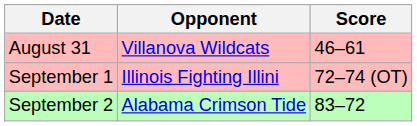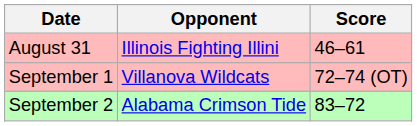(195, 47) Villanova Wildcats -> (200, 47) Illinois Fighting Illini
(200, 76) Illinois Fighting Illini -> (195, 76) Villanova Wildcats
